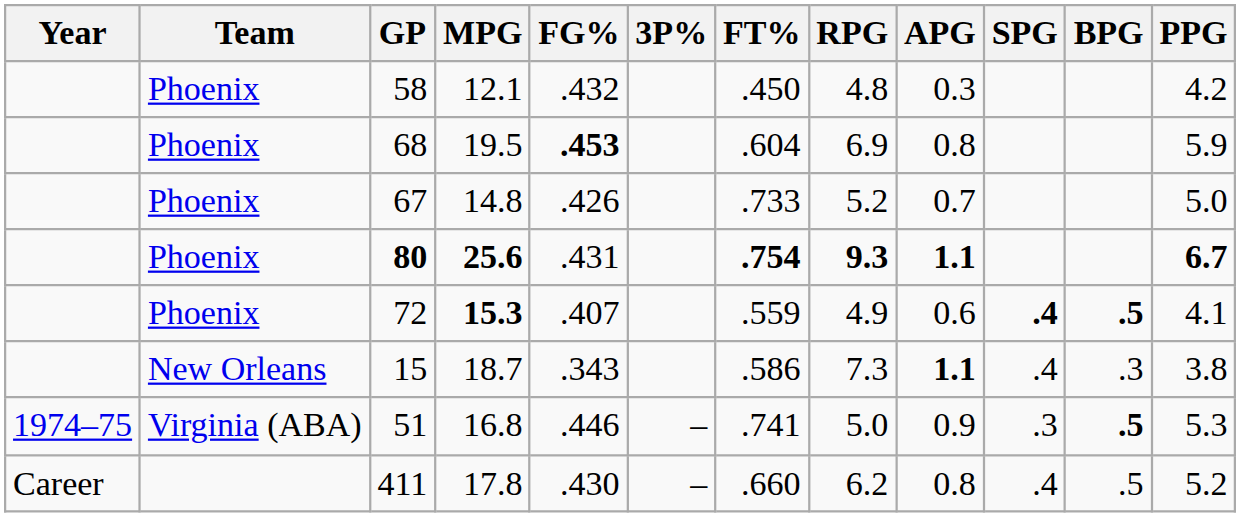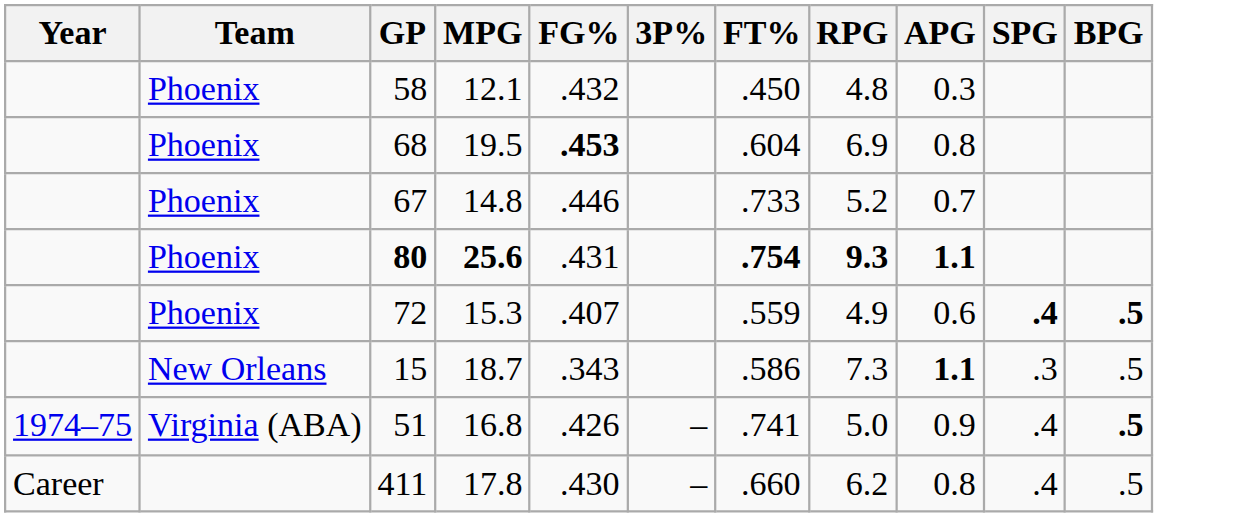- column: (1193, 32)
(590, 201) .426 -> (590, 201) .446
(493, 313) bold -> (493, 313) normal
(1045, 369) .4 -> (1045, 369) .3
(1131, 369) .3 -> (1131, 369) .5
(590, 425) .446 -> (590, 425) .426
(1045, 425) .3 -> (1045, 425) .4
